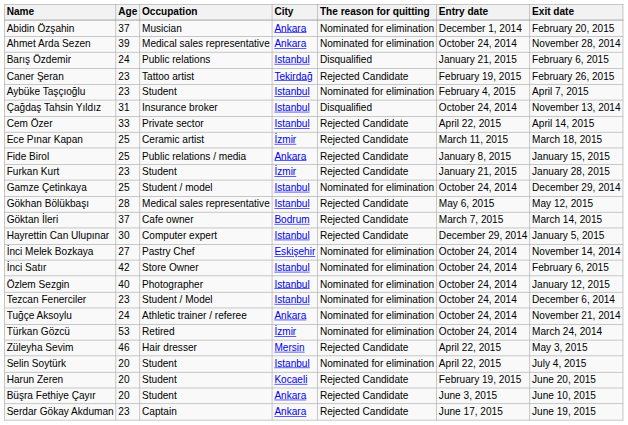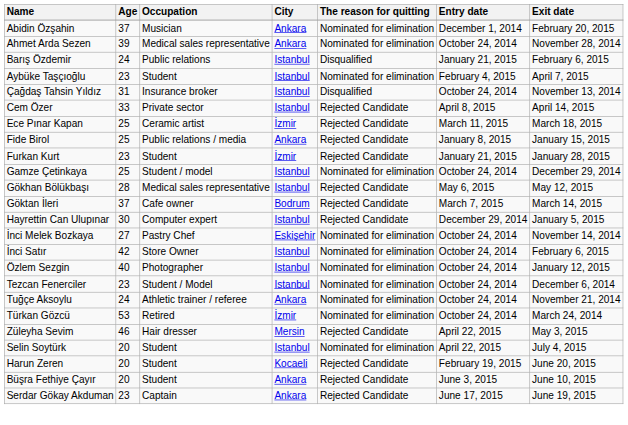- row: (35, 76)
(470, 124) April 22, 2015 -> (467, 108) April 8, 2015
